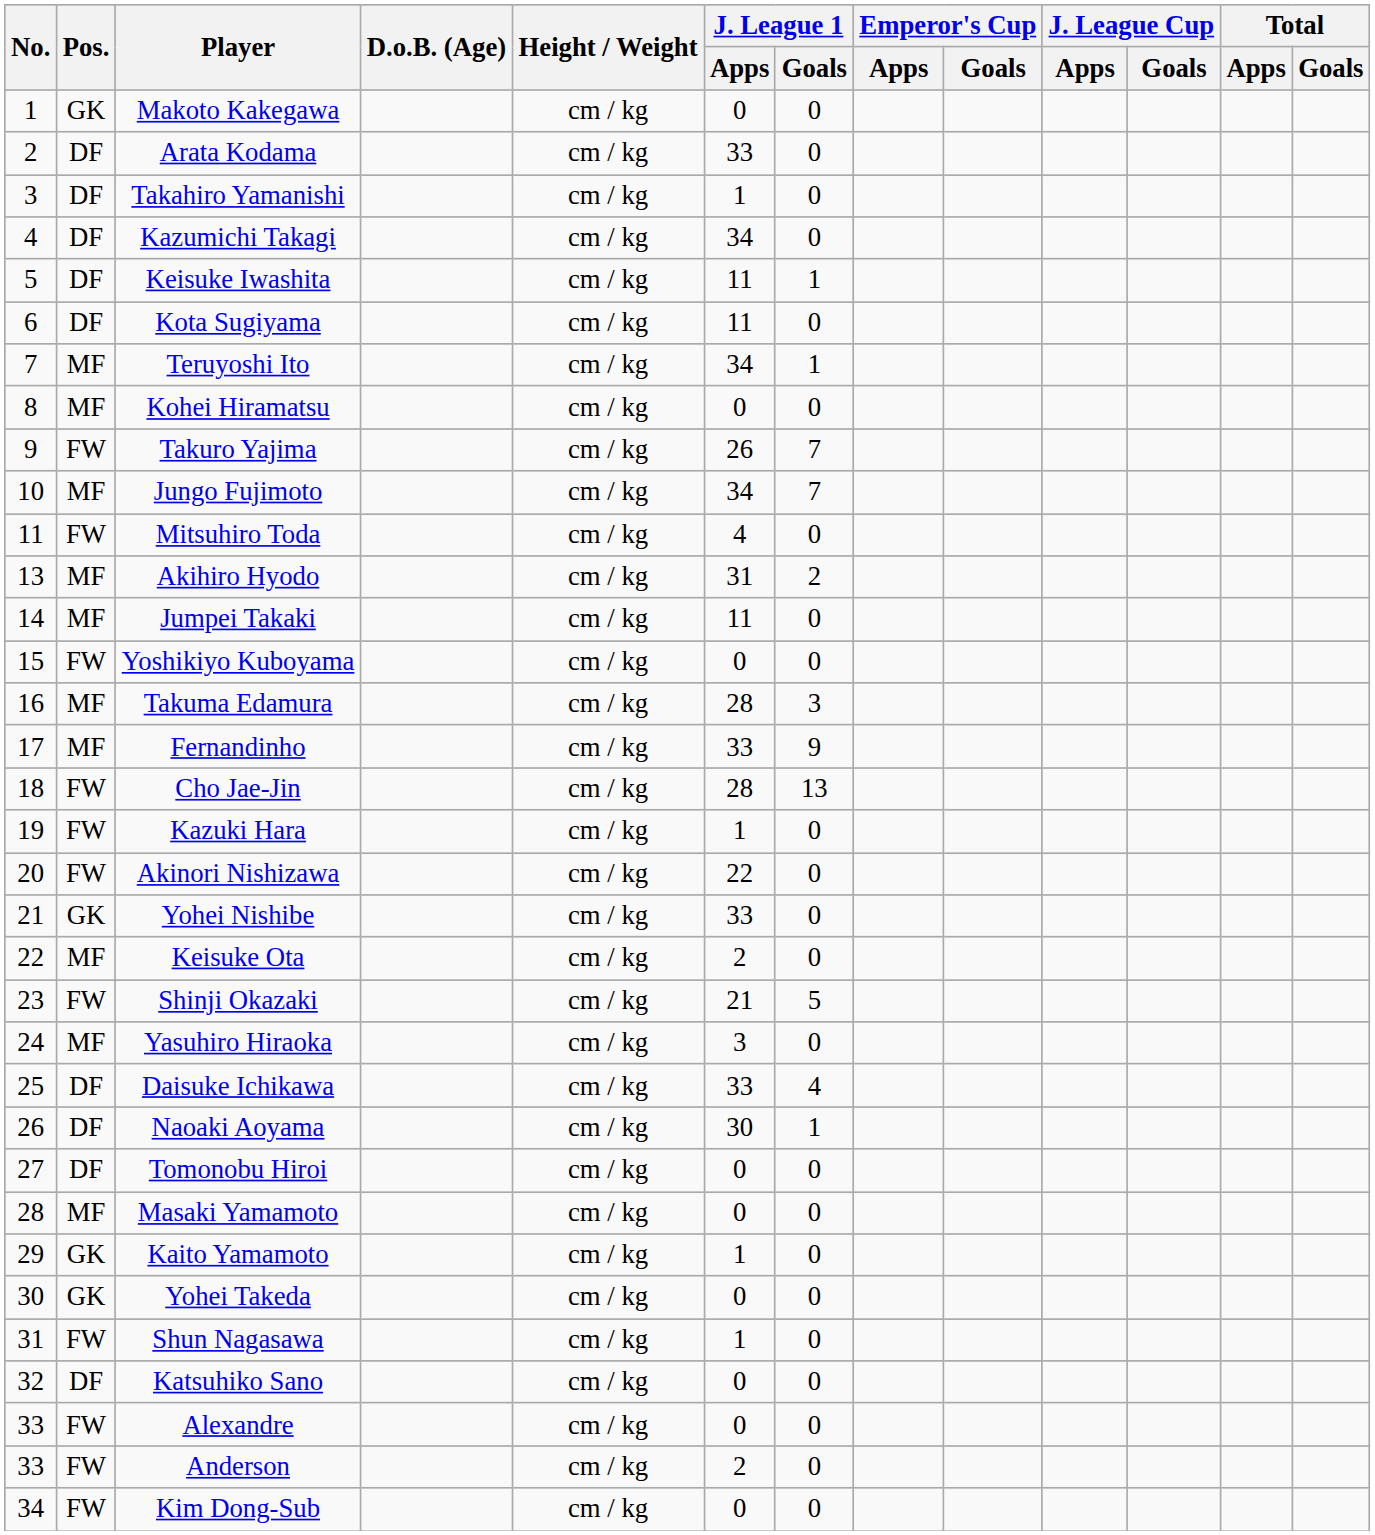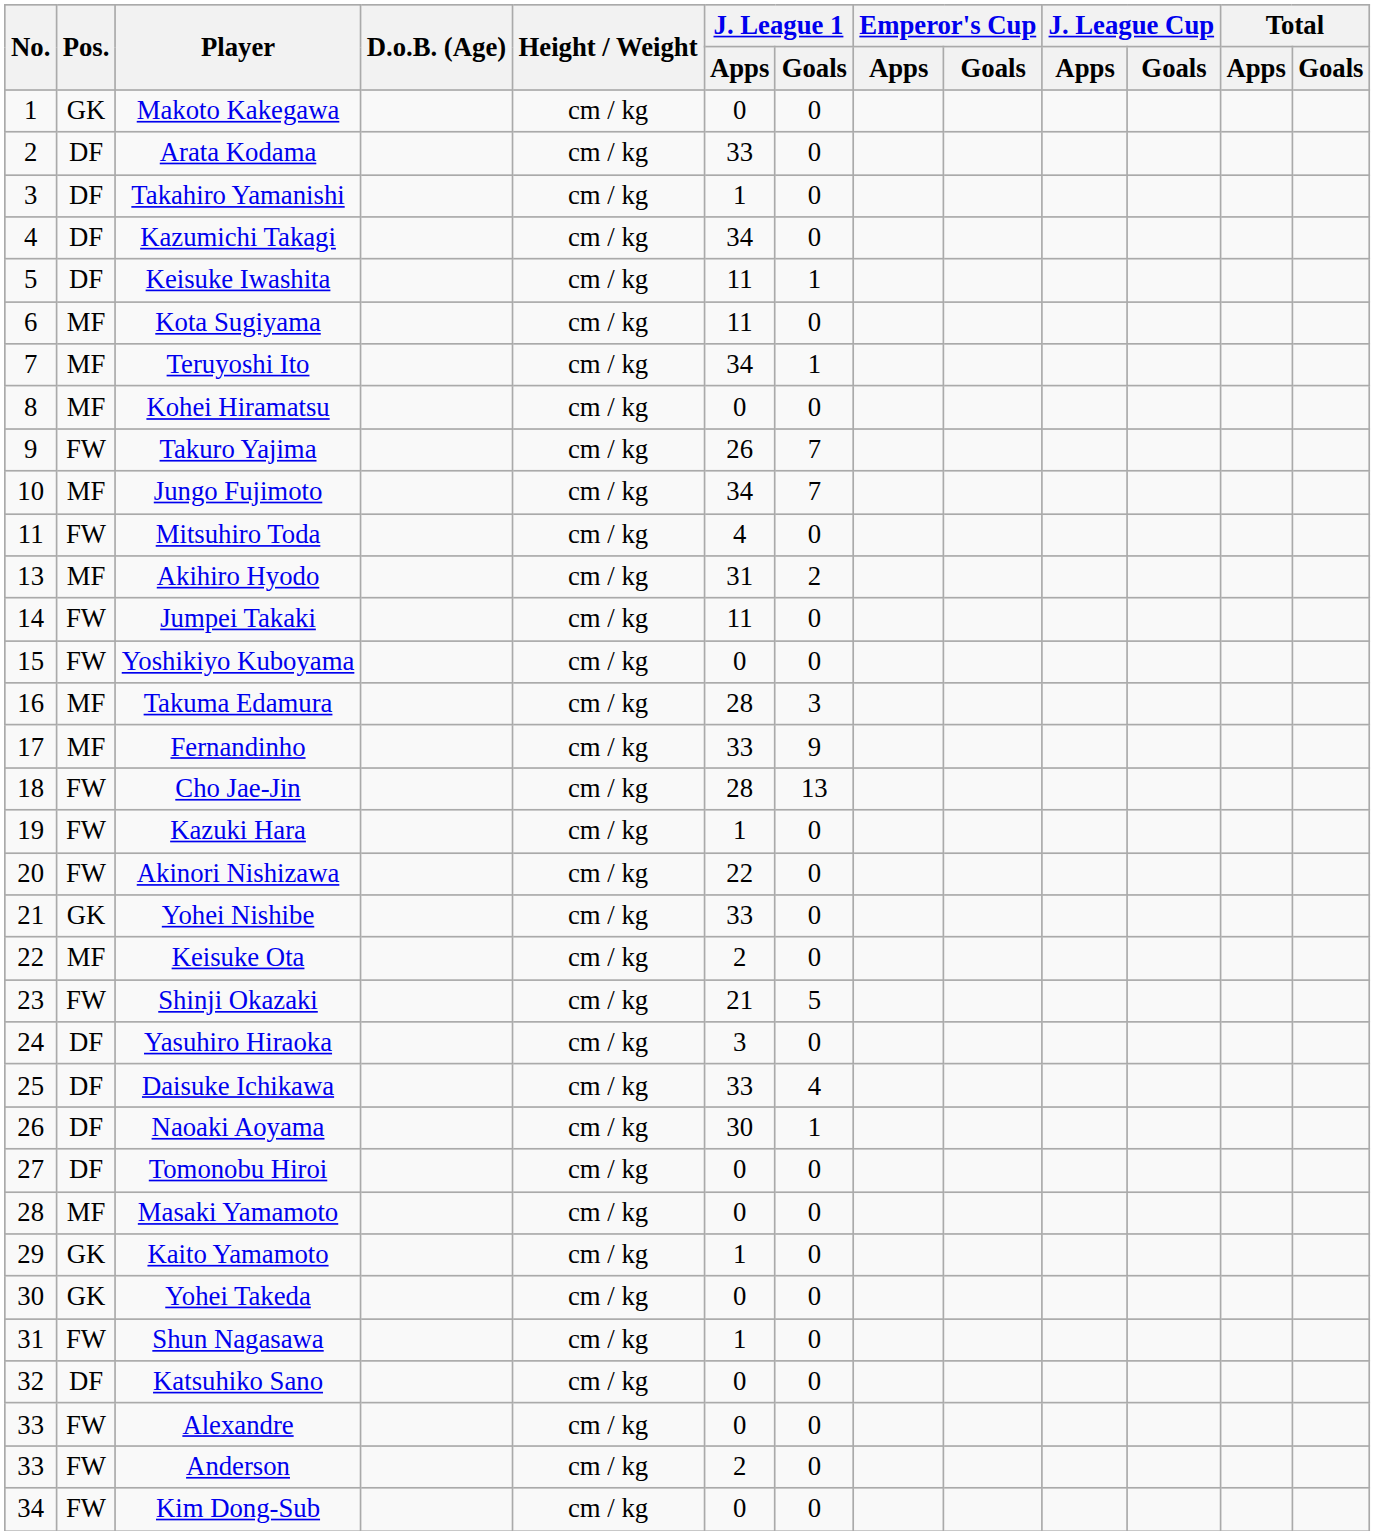(86, 322) DF -> (86, 322) MF
(86, 618) MF -> (86, 618) FW
(86, 1042) MF -> (86, 1042) DF
